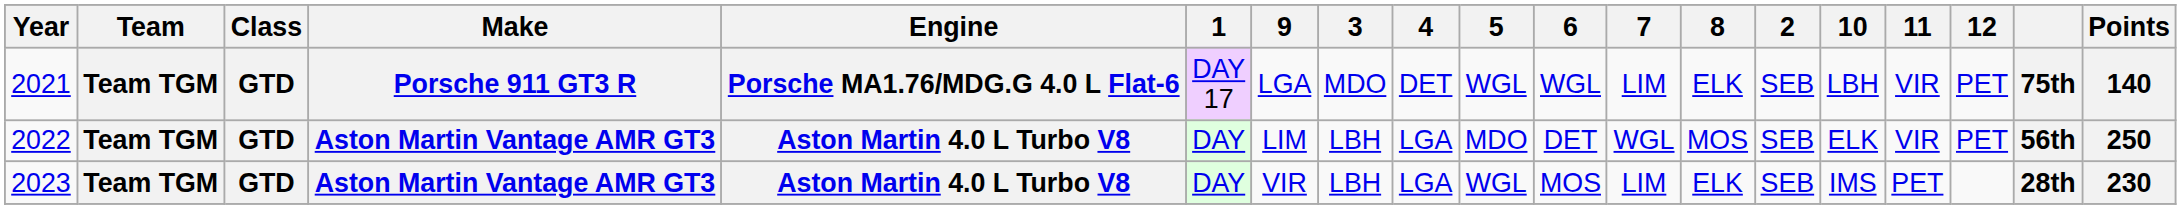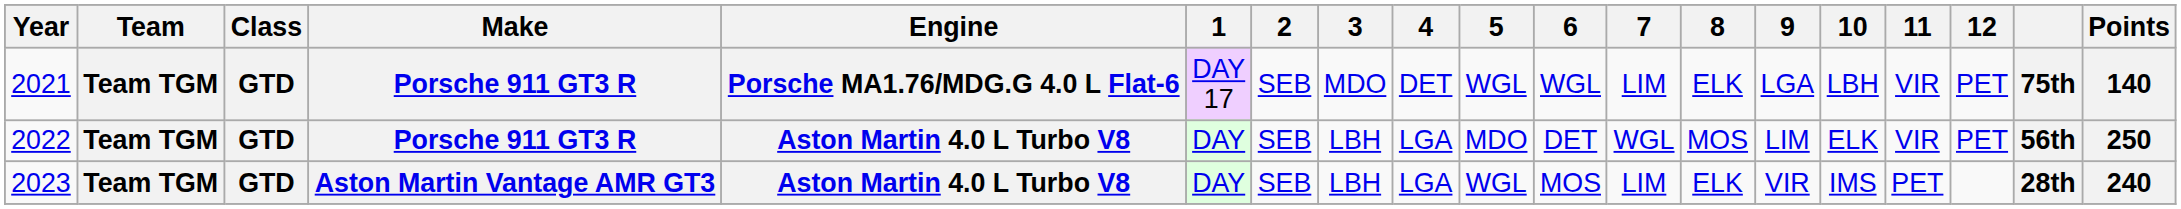columns swapped: (1787, 26) <-> (1285, 26)
(515, 141) Aston Martin Vantage AMR GT3 -> (515, 141) Porsche 911 GT3 R
(2129, 183) 230 -> (2129, 183) 240
